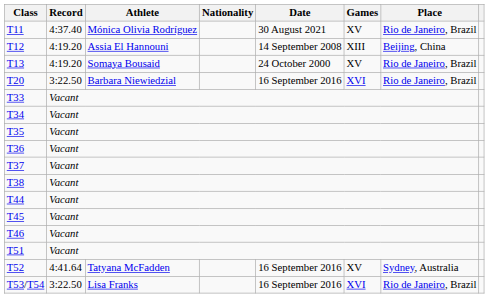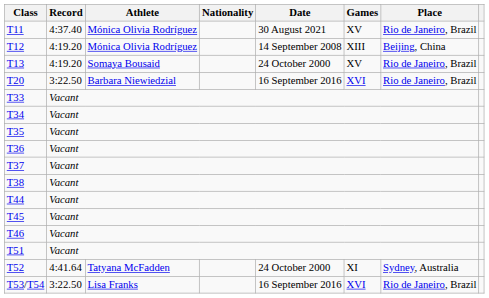(128, 47) Assia El Hannouni -> (142, 47) Mónica Olivia Rodríguez
(300, 268) 16 September 2016 -> (294, 268) 24 October 2000
(354, 268) XV -> (352, 268) XI
